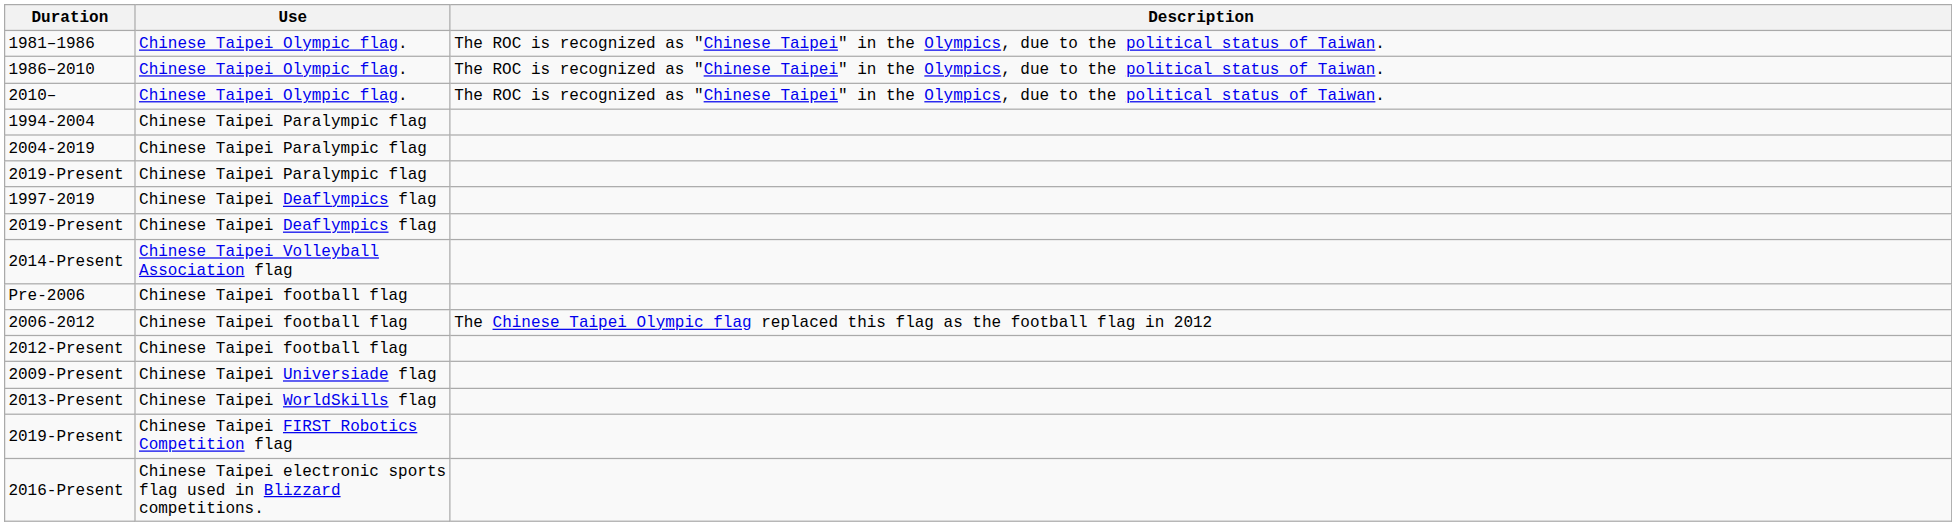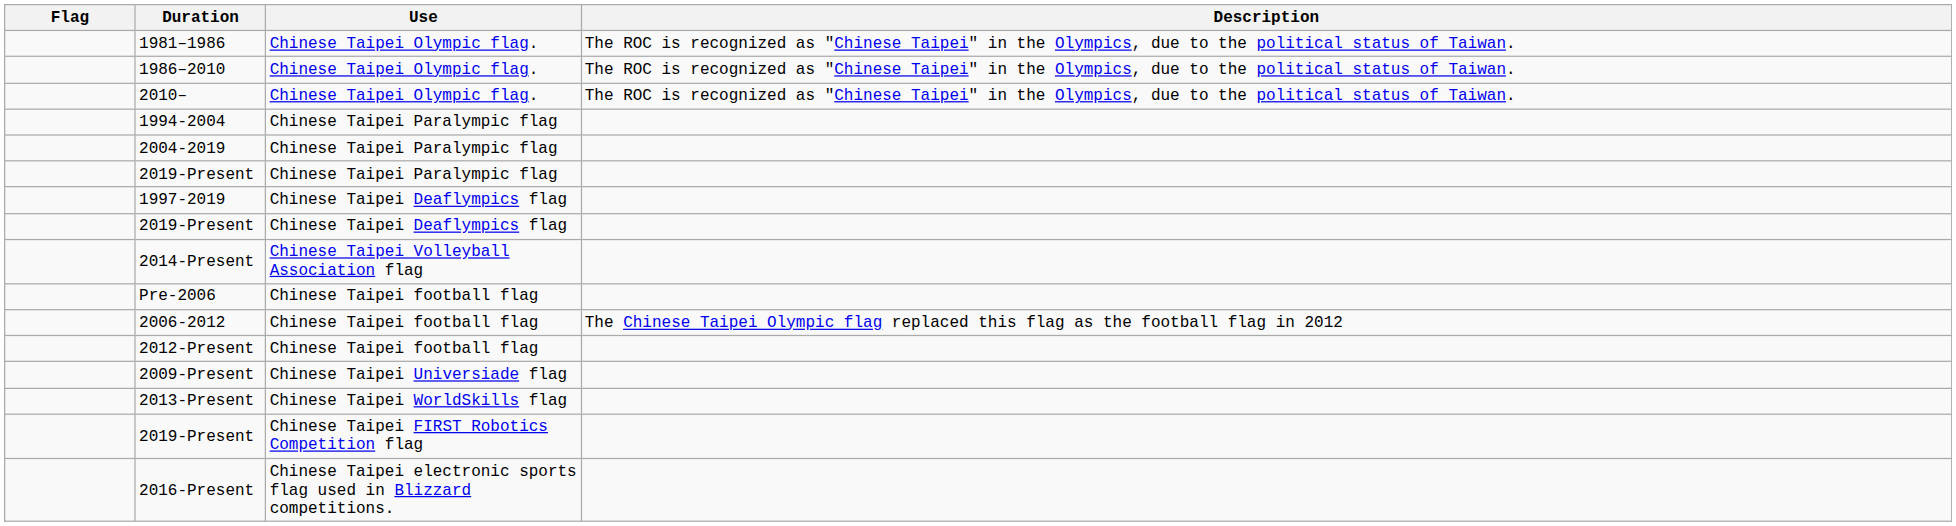+ column: (70, 18)
